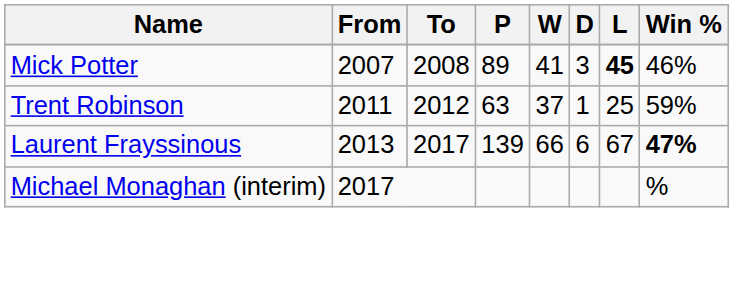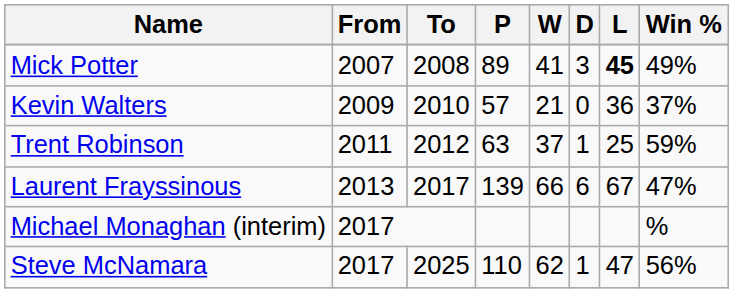(671, 65) 46% -> (671, 65) 49%
+ row: (89, 105)
(671, 145) bold -> (671, 186) normal
+ row: (109, 266)
